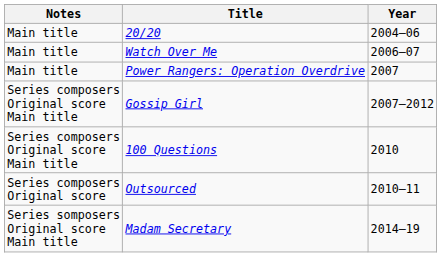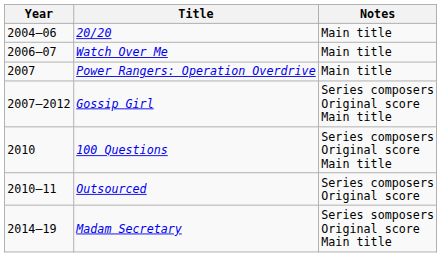columns swapped: (402, 14) <-> (64, 14)
